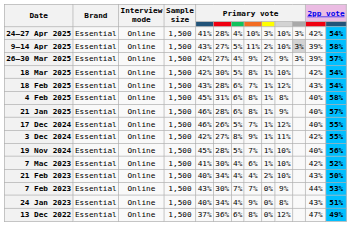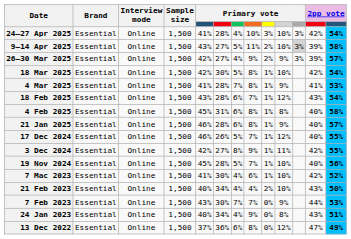+ row: (48, 85)
